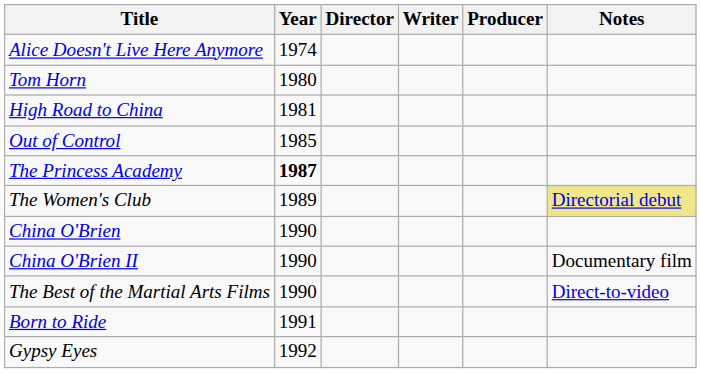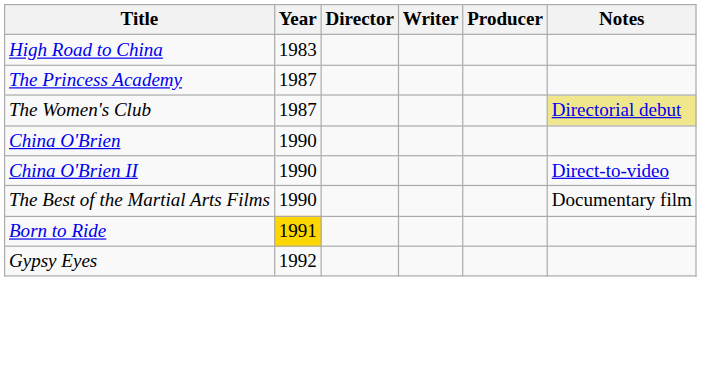- row: (136, 49)
- row: (48, 79)
(298, 110) 1981 -> (298, 49) 1983
- row: (65, 140)
(298, 170) bold -> (298, 79) normal
(298, 200) 1989 -> (298, 110) 1987
(622, 261) Documentary film -> (610, 170) Direct-to-video
(610, 291) Direct-to-video -> (622, 200) Documentary film
(298, 321) no background -> (298, 230) gold background
